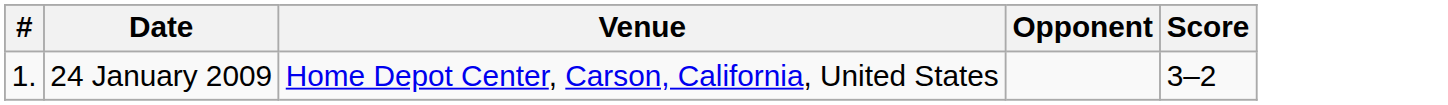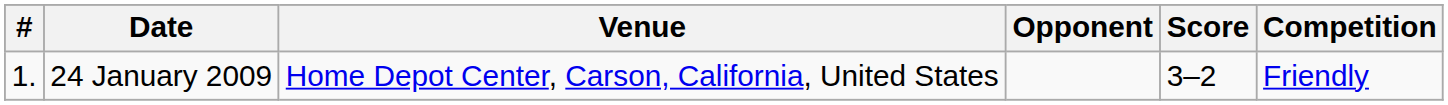+ column: (1350, 28)
